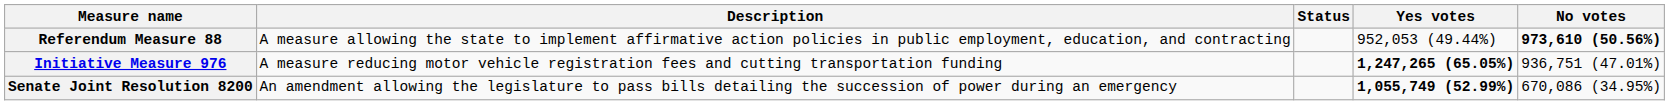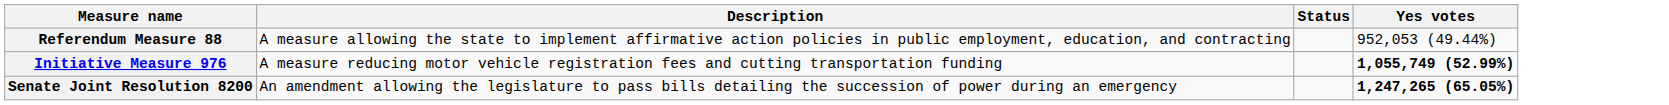- column: (1591, 16)
(1436, 64) 1,247,265 (65.05%) -> (1436, 64) 1,055,749 (52.99%)
(1436, 88) 1,055,749 (52.99%) -> (1436, 88) 1,247,265 (65.05%)
